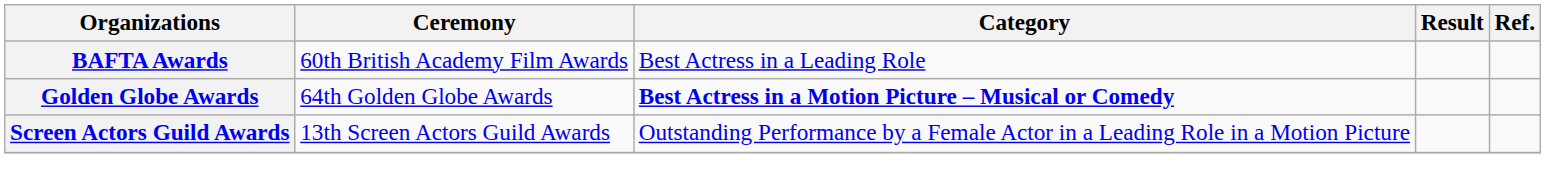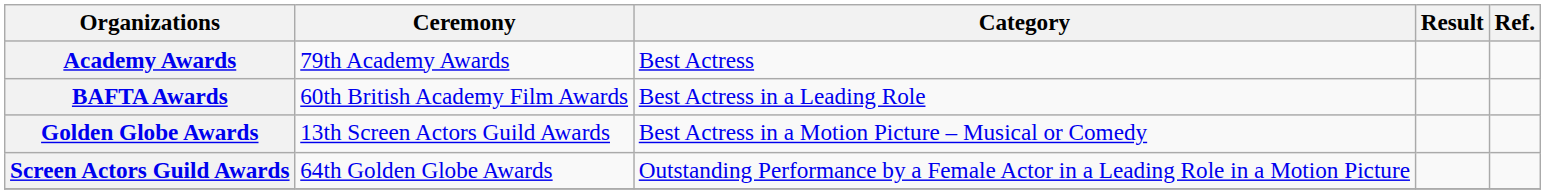+ row: (150, 59)
(426, 96) 64th Golden Globe Awards -> (455, 133) 13th Screen Actors Guild Awards
(907, 96) bold -> (893, 133) normal
(455, 133) 13th Screen Actors Guild Awards -> (426, 170) 64th Golden Globe Awards
